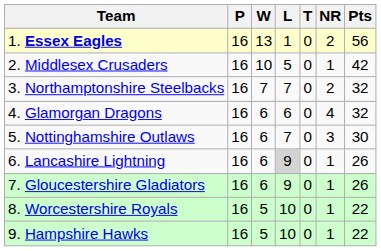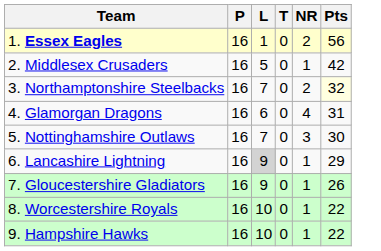- column: (264, 16)
(360, 88) no background -> (336, 88) lightyellow background
(360, 112) 32 -> (336, 112) 31
(360, 161) 26 -> (336, 161) 29
